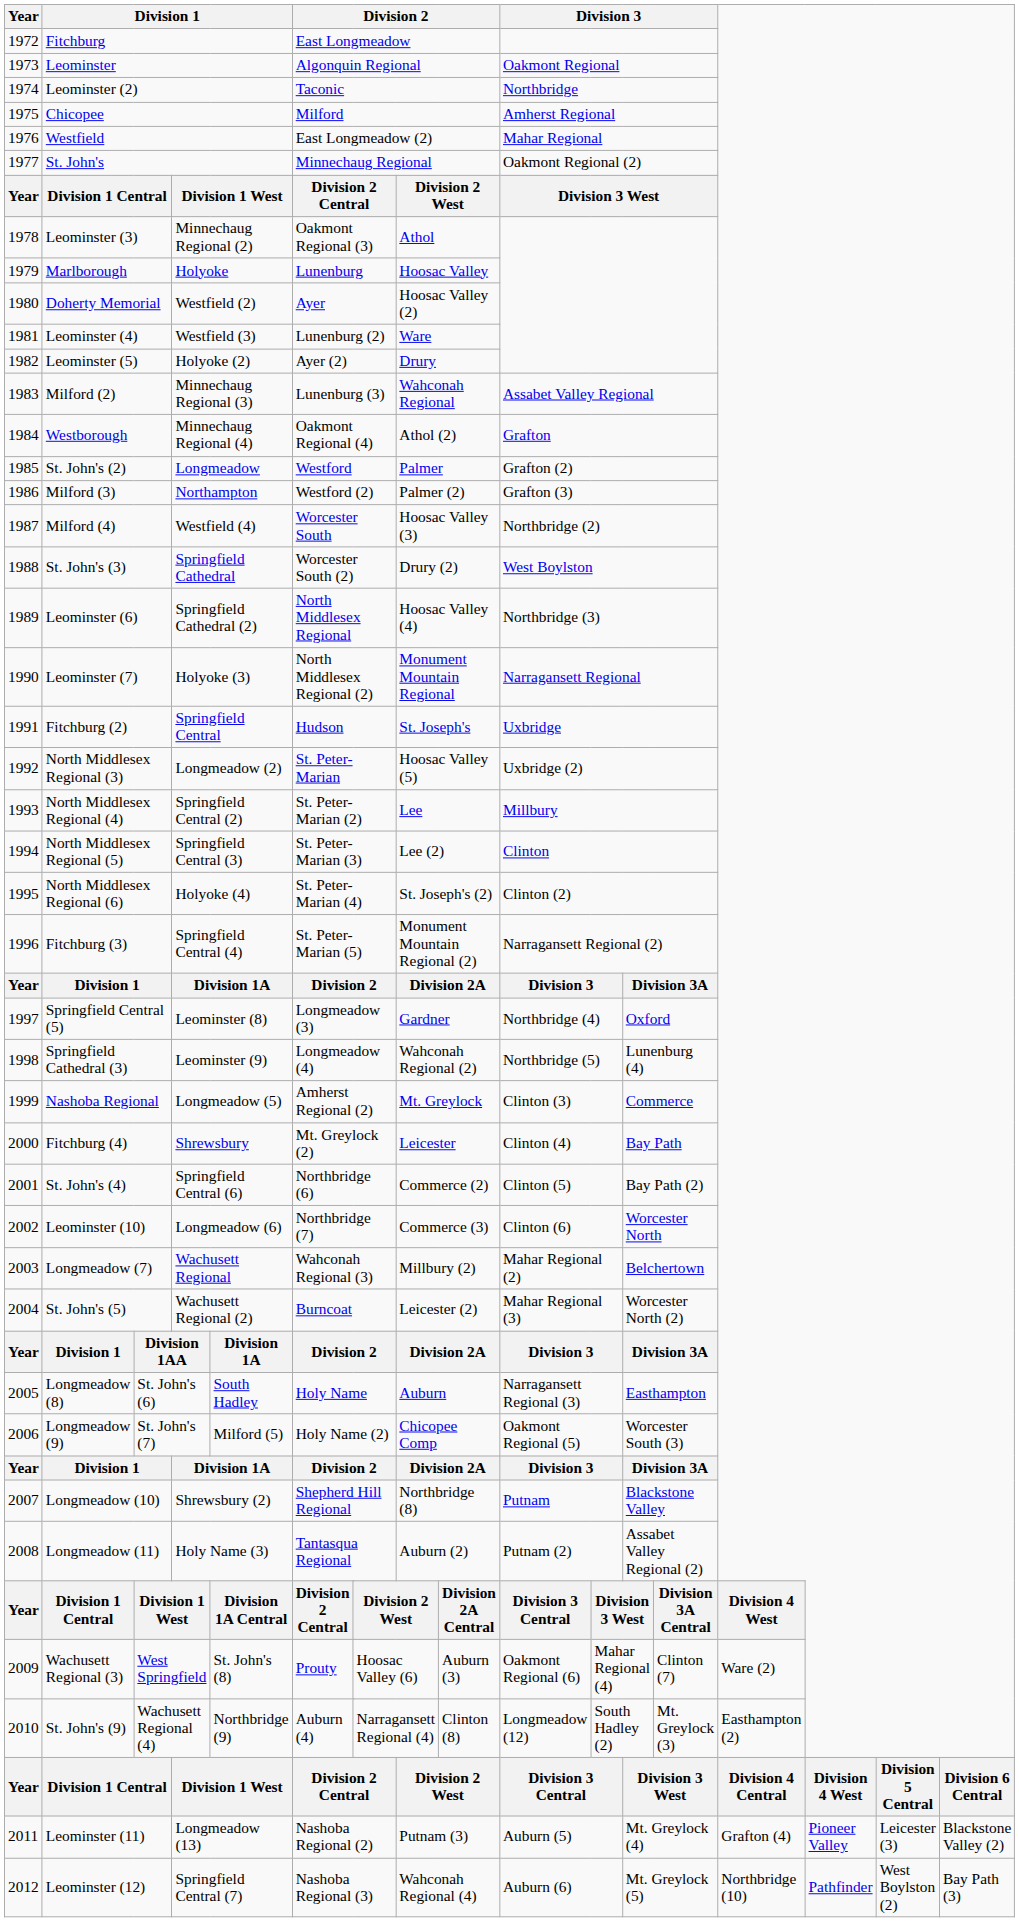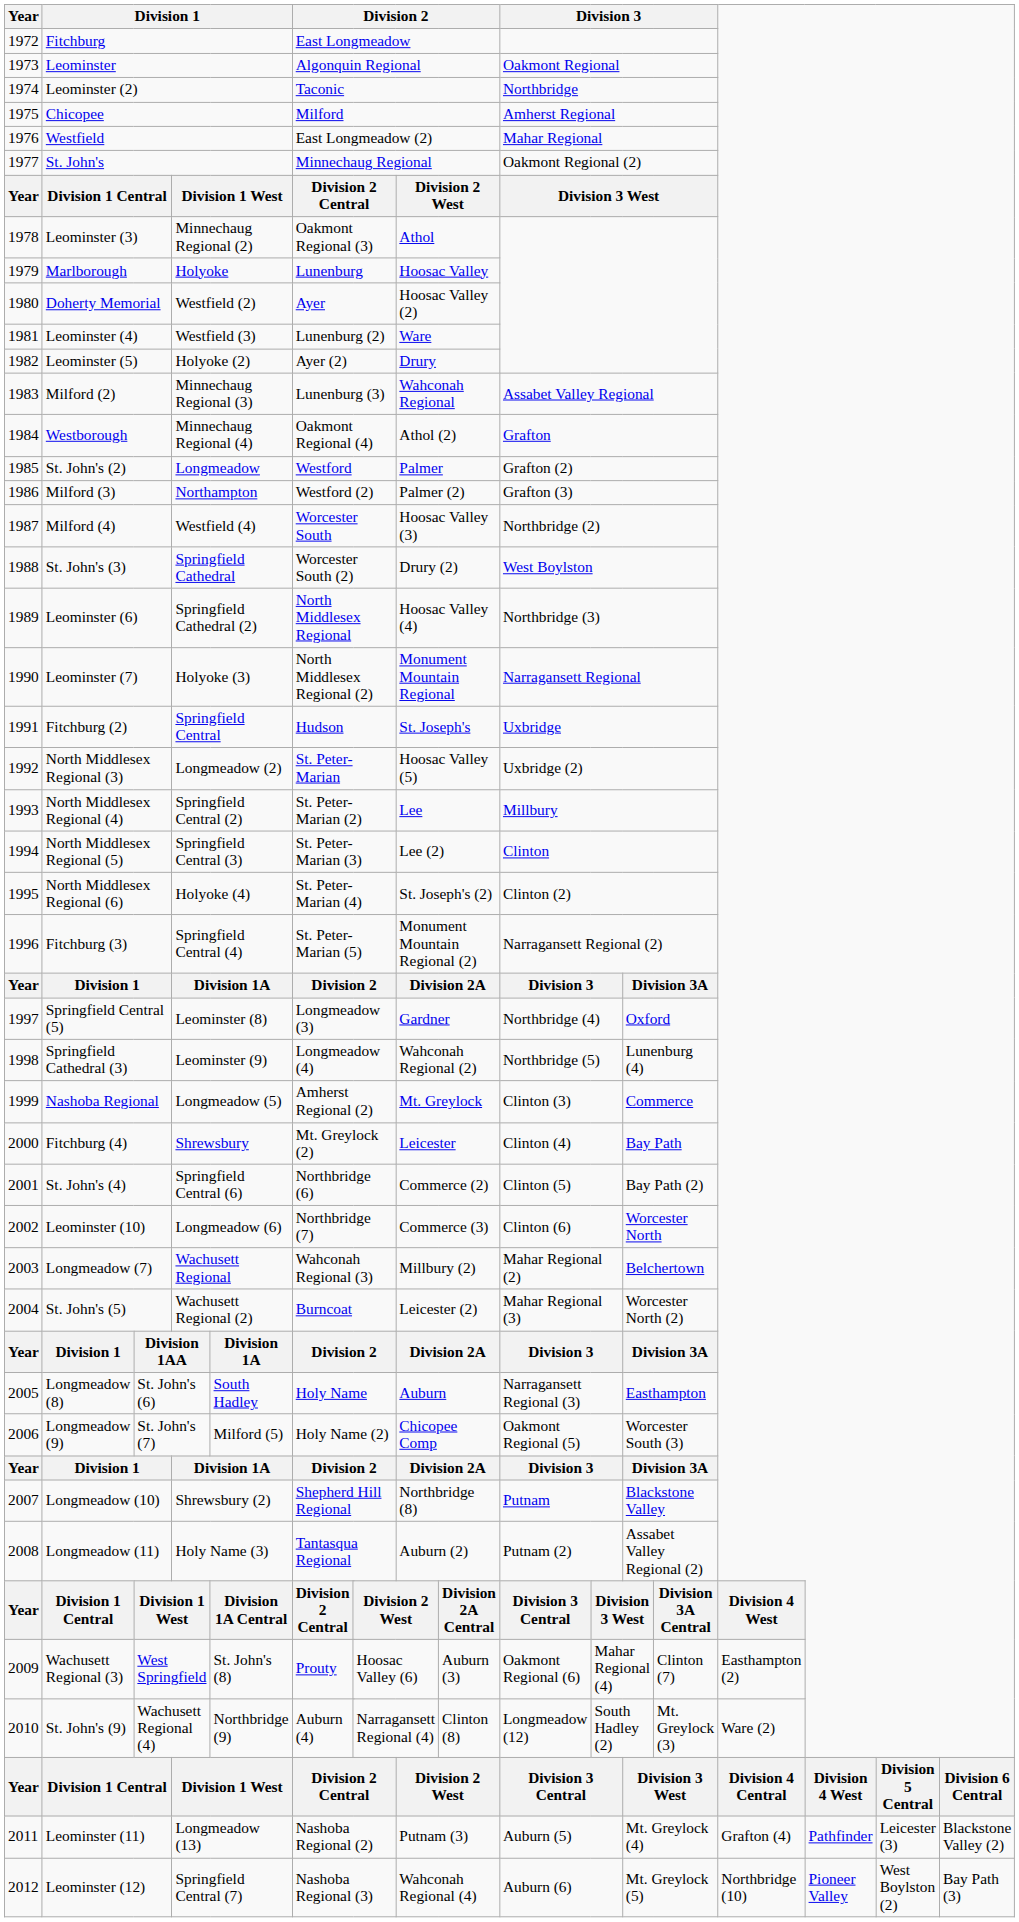(748, 1668) Ware (2) -> (761, 1668) Easthampton (2)
(761, 1727) Easthampton (2) -> (748, 1727) Ware (2)
(832, 1837) Pioneer Valley -> (841, 1837) Pathfinder
(841, 1887) Pathfinder -> (832, 1887) Pioneer Valley
